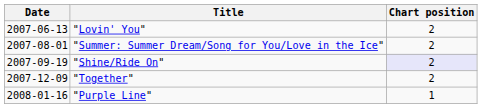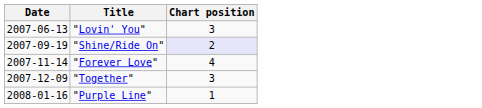(432, 29) 2 -> (212, 29) 3
- row: (228, 46)
+ row: (115, 62)
(432, 79) 2 -> (212, 79) 3
